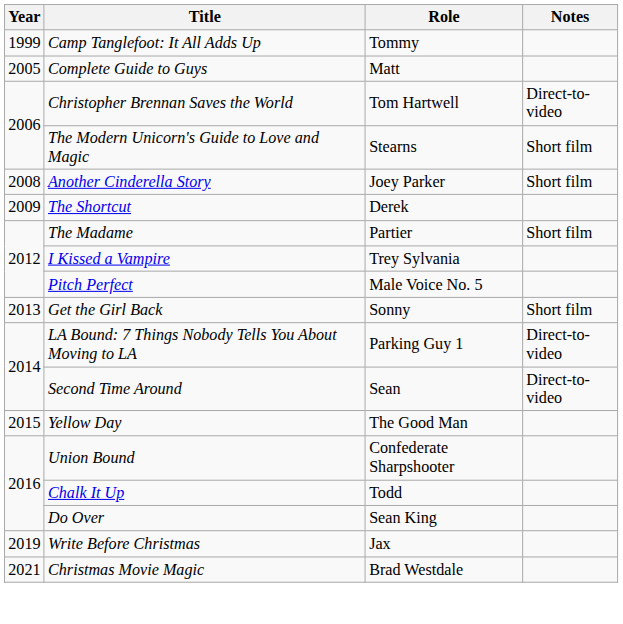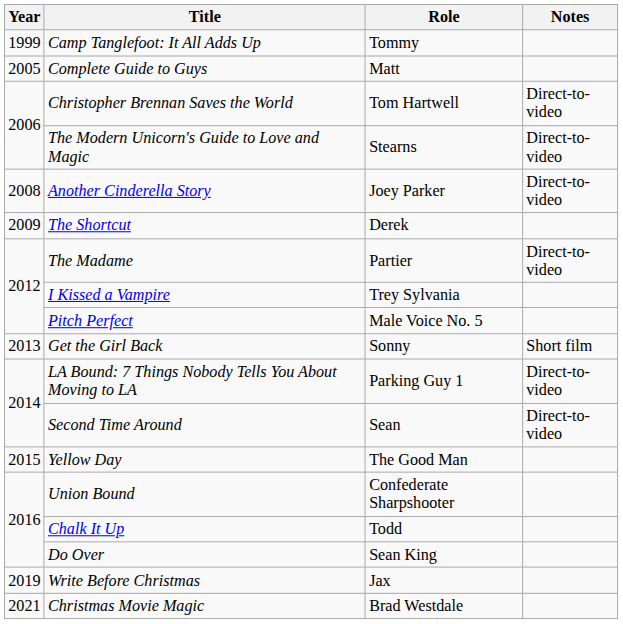(559, 147) Short film -> (558, 147) Direct-to-video
(559, 181) Short film -> (558, 190) Direct-to-video
(559, 233) Short film -> (558, 260) Direct-to-video
